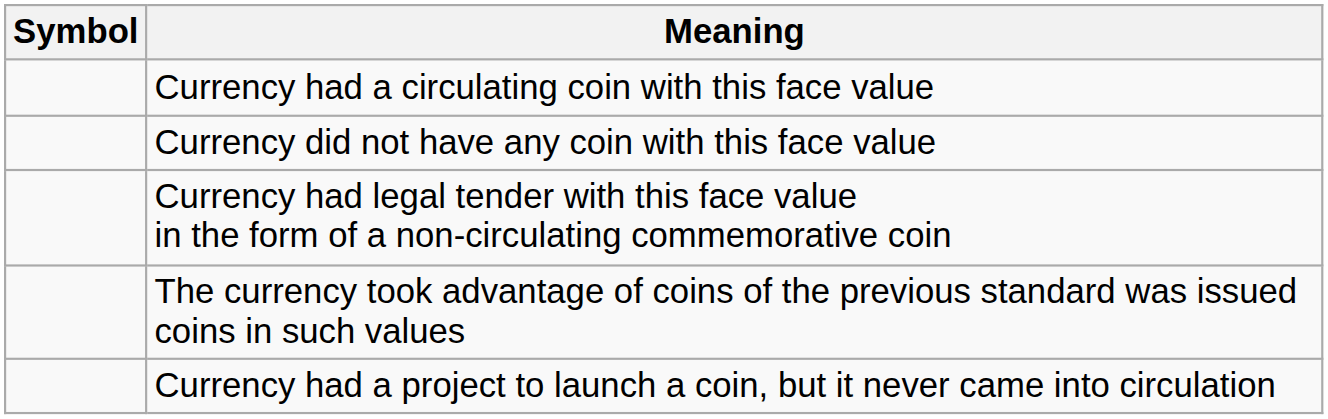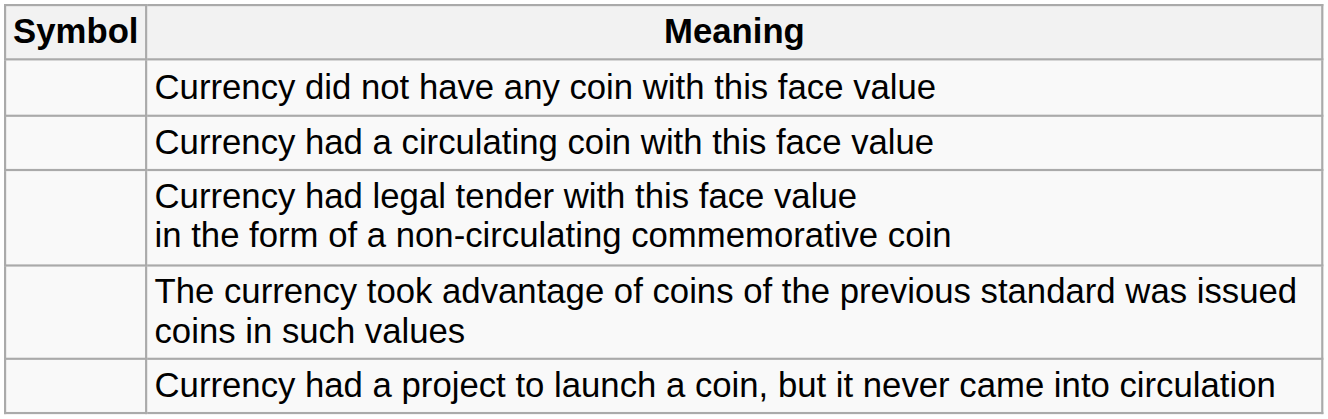rows swapped: (544, 87) <-> (545, 142)
